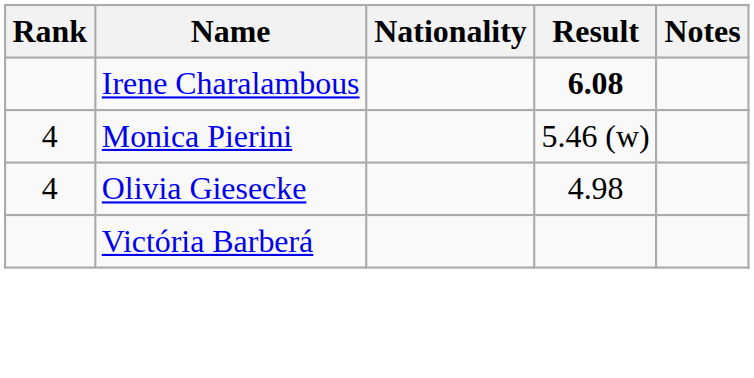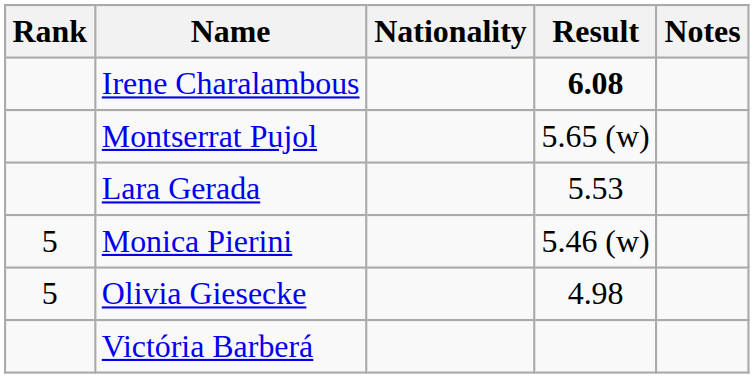+ row: (209, 136)
+ row: (181, 188)
(50, 136) 4 -> (50, 241) 5
(50, 188) 4 -> (50, 294) 5
